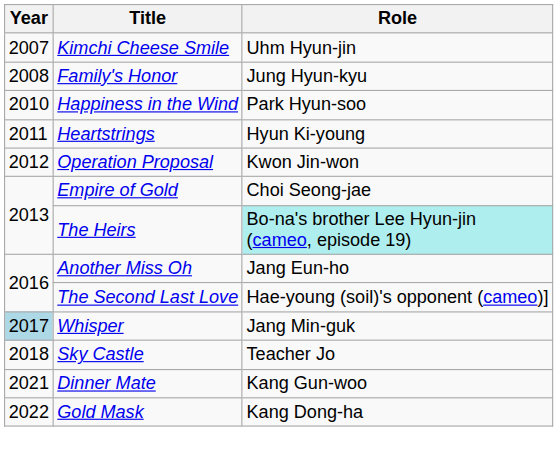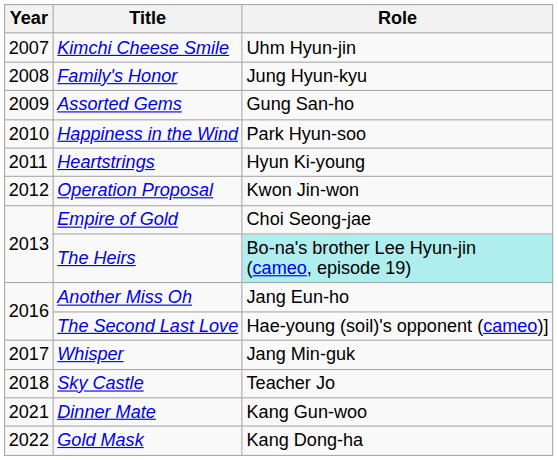+ row: (120, 104)
(29, 325) lightblue background -> (29, 354) no background
